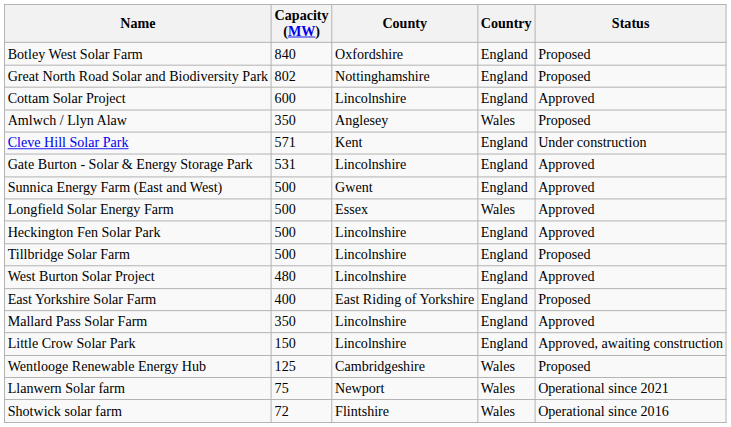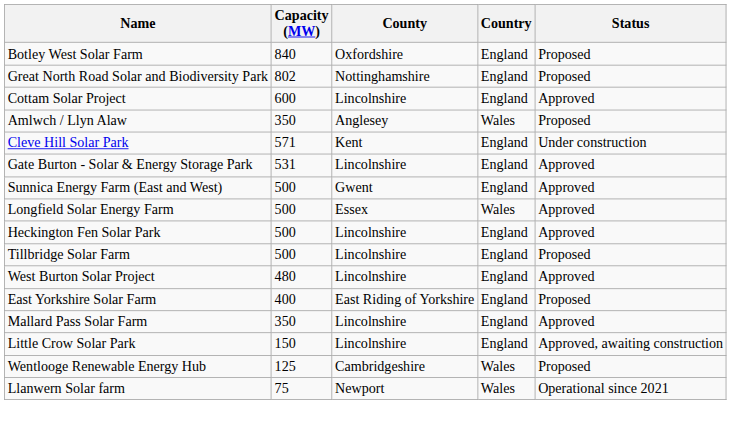- row: (65, 411)
